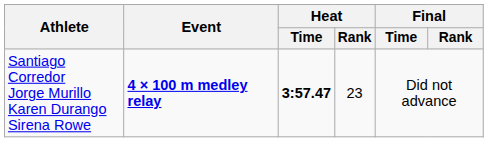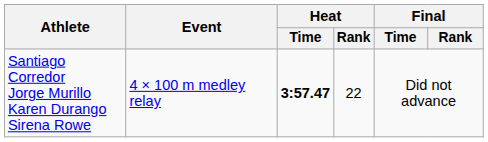(188, 93) bold -> (187, 93) normal
(355, 93) 23 -> (354, 93) 22
